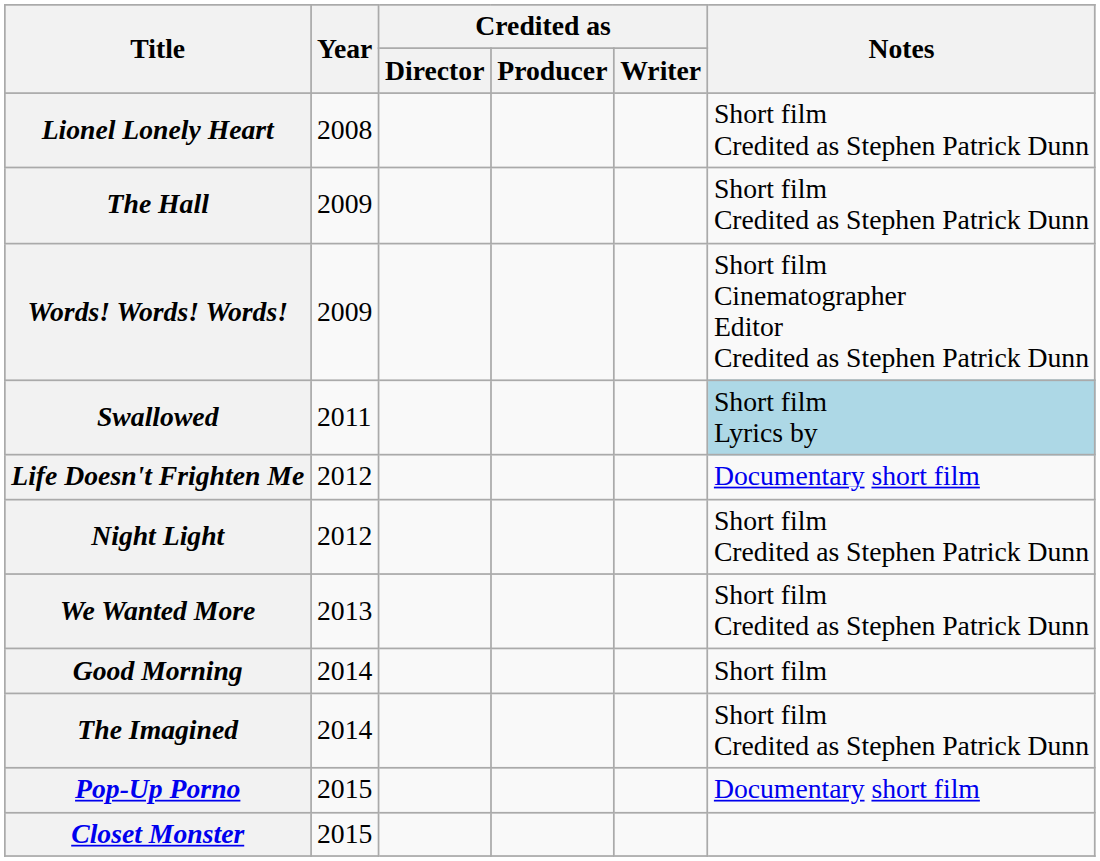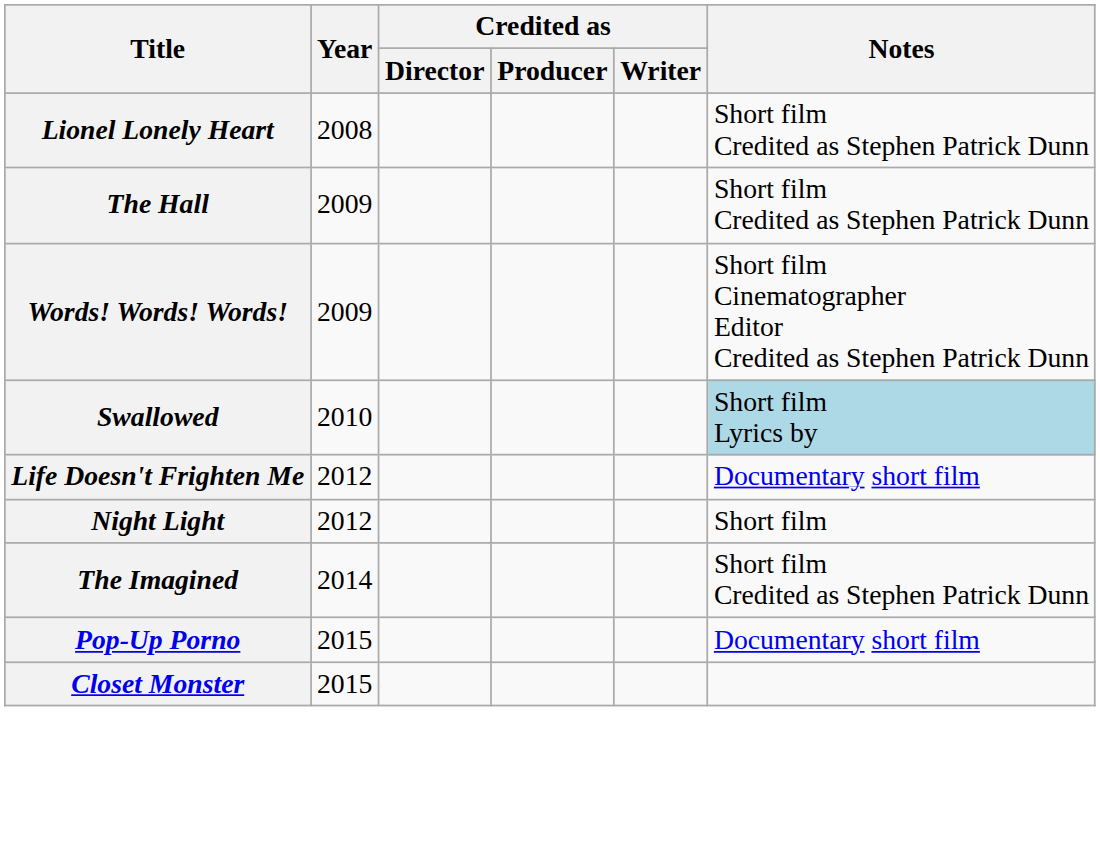(344, 417) 2011 -> (345, 417) 2010
(901, 536) Short film Credited as Stephen Patrick Dunn -> (770, 520) Short film
- row: (158, 611)
- row: (158, 670)
